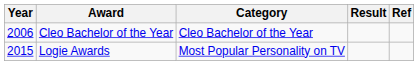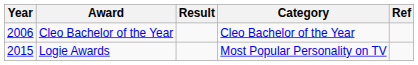columns swapped: (262, 13) <-> (368, 13)
